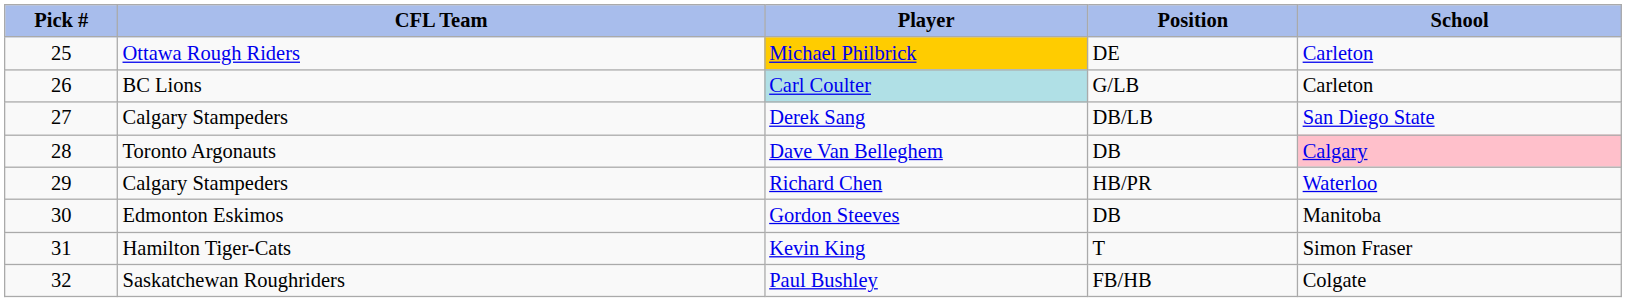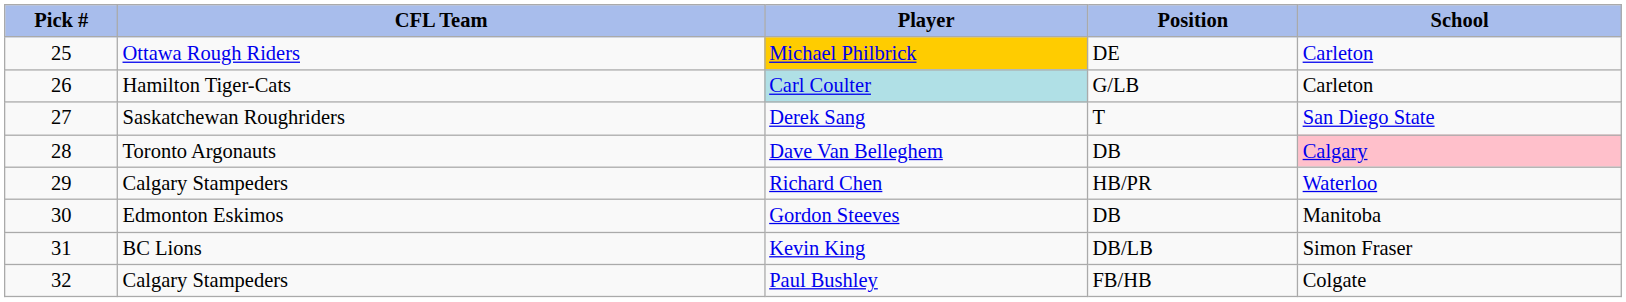(162, 85) BC Lions -> (207, 85) Hamilton Tiger-Cats
(205, 118) Calgary Stampeders -> (234, 118) Saskatchewan Roughriders
(1123, 118) DB/LB -> (1099, 118) T
(207, 248) Hamilton Tiger-Cats -> (162, 248) BC Lions
(1099, 248) T -> (1123, 248) DB/LB
(234, 280) Saskatchewan Roughriders -> (205, 280) Calgary Stampeders
